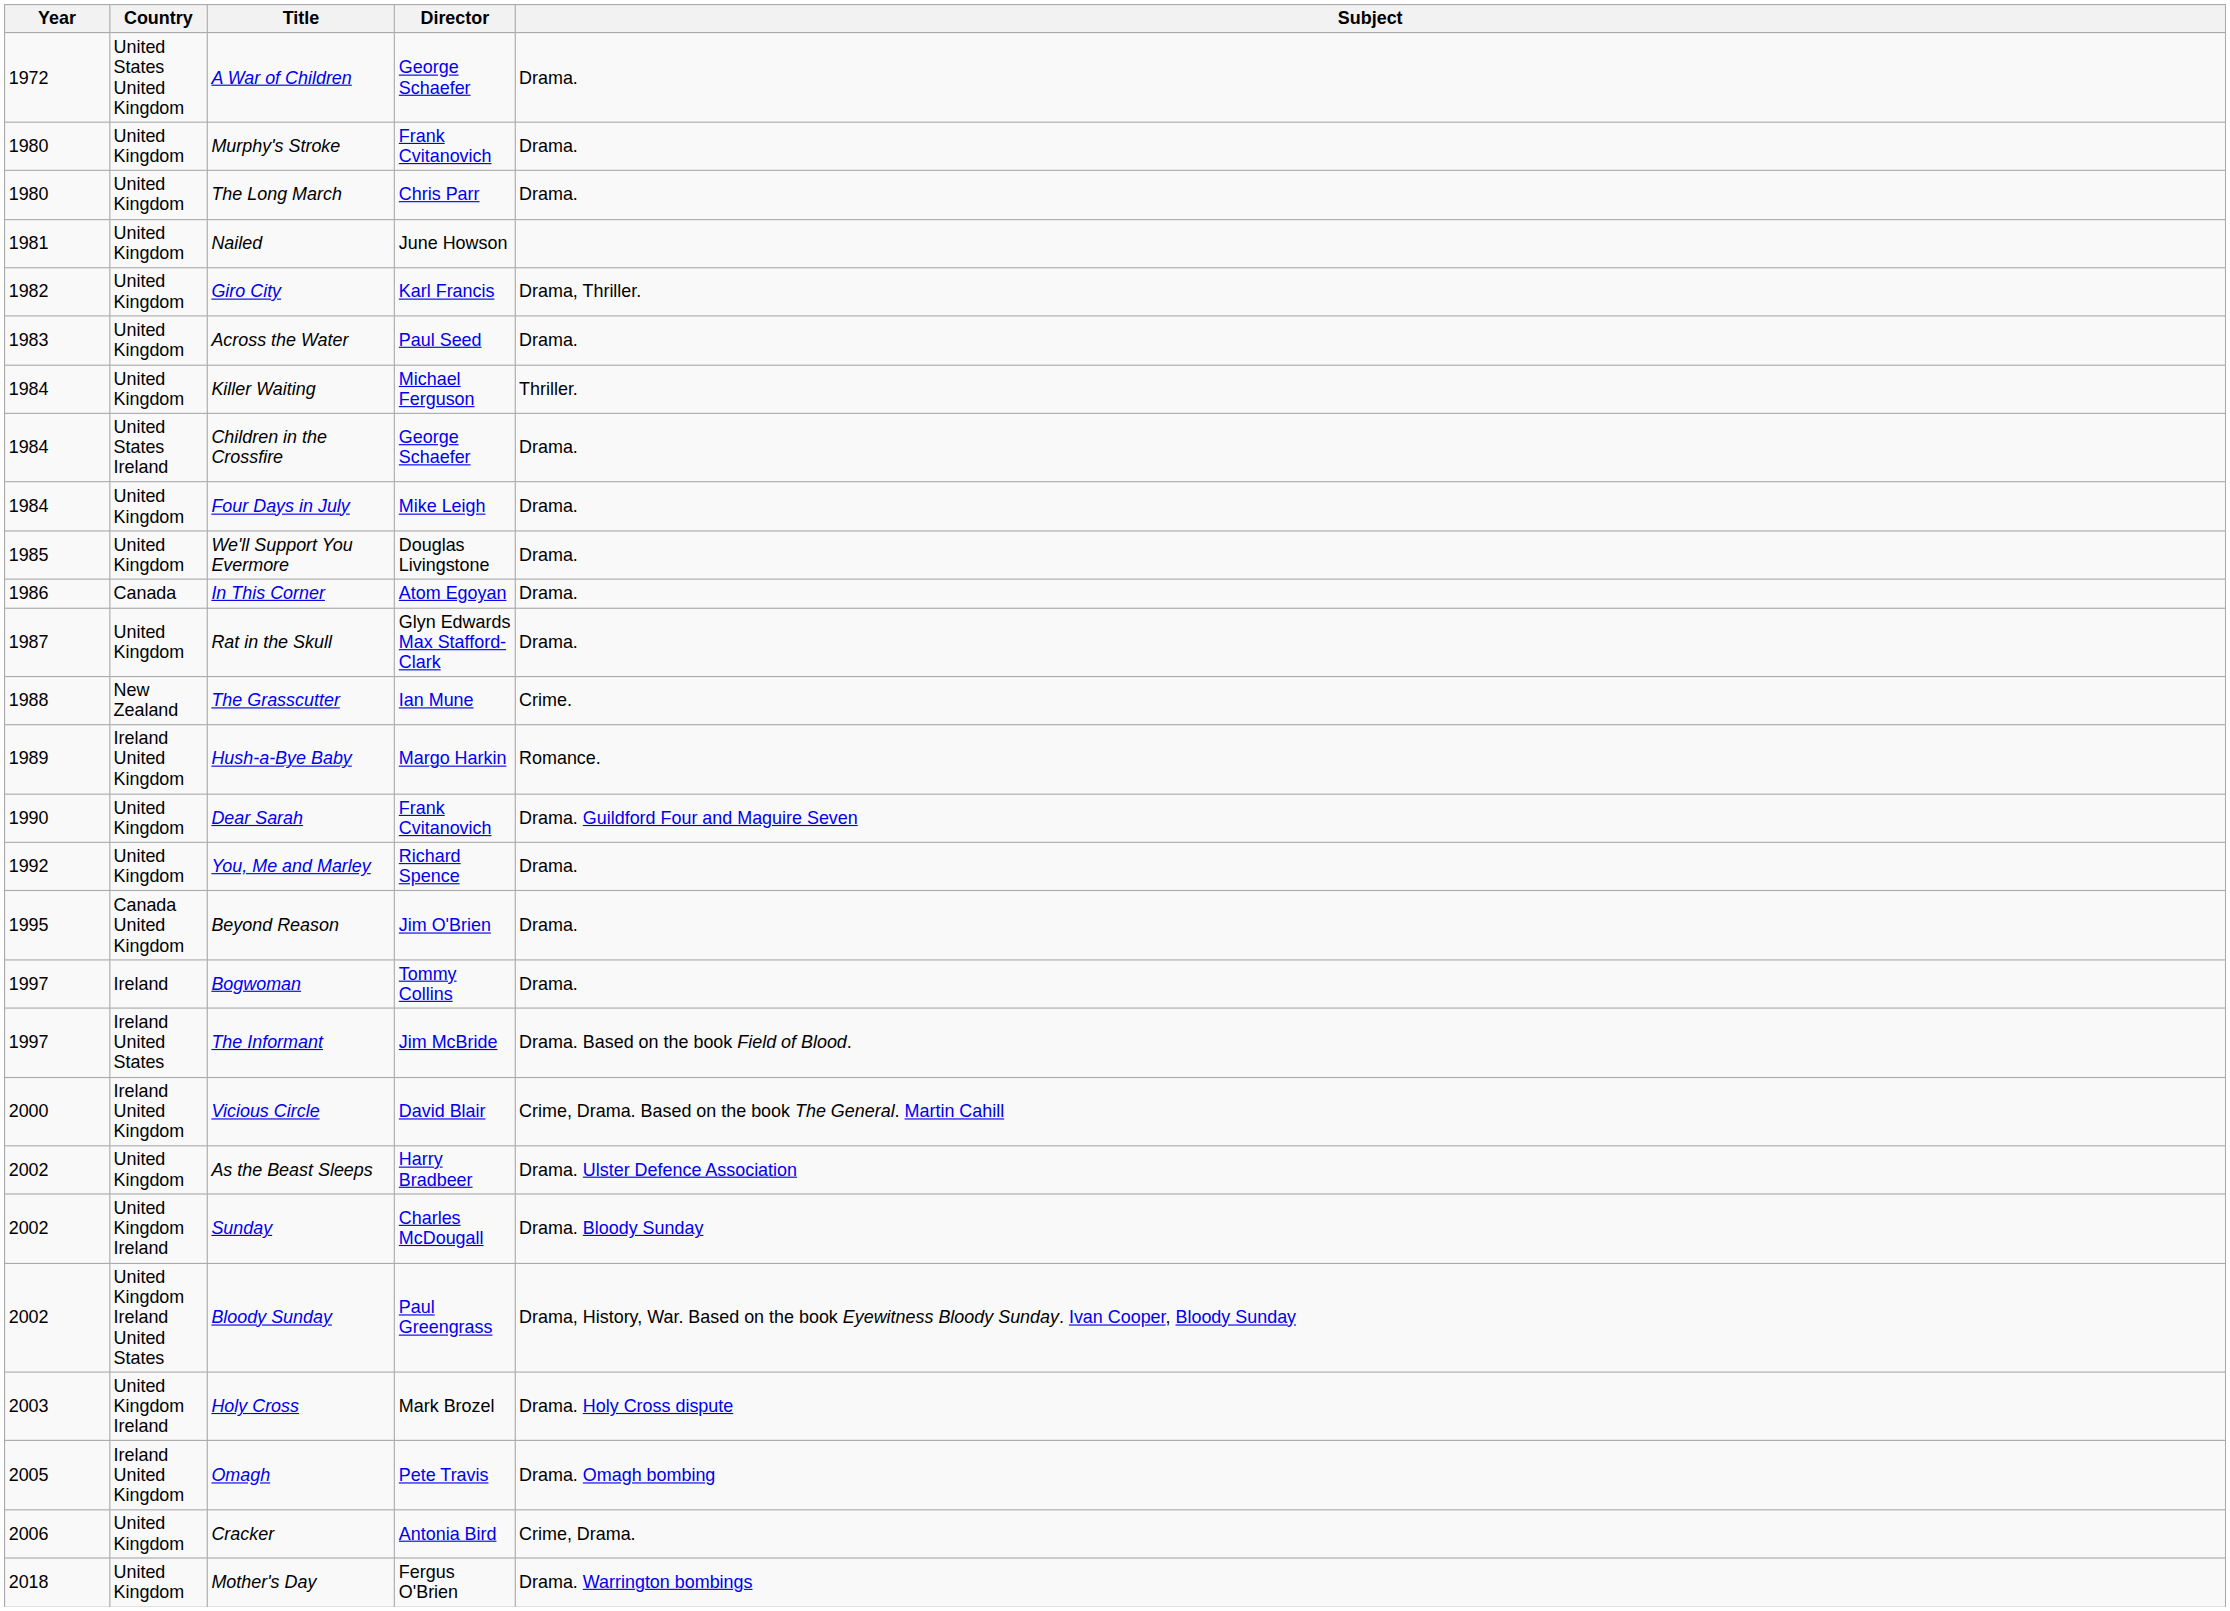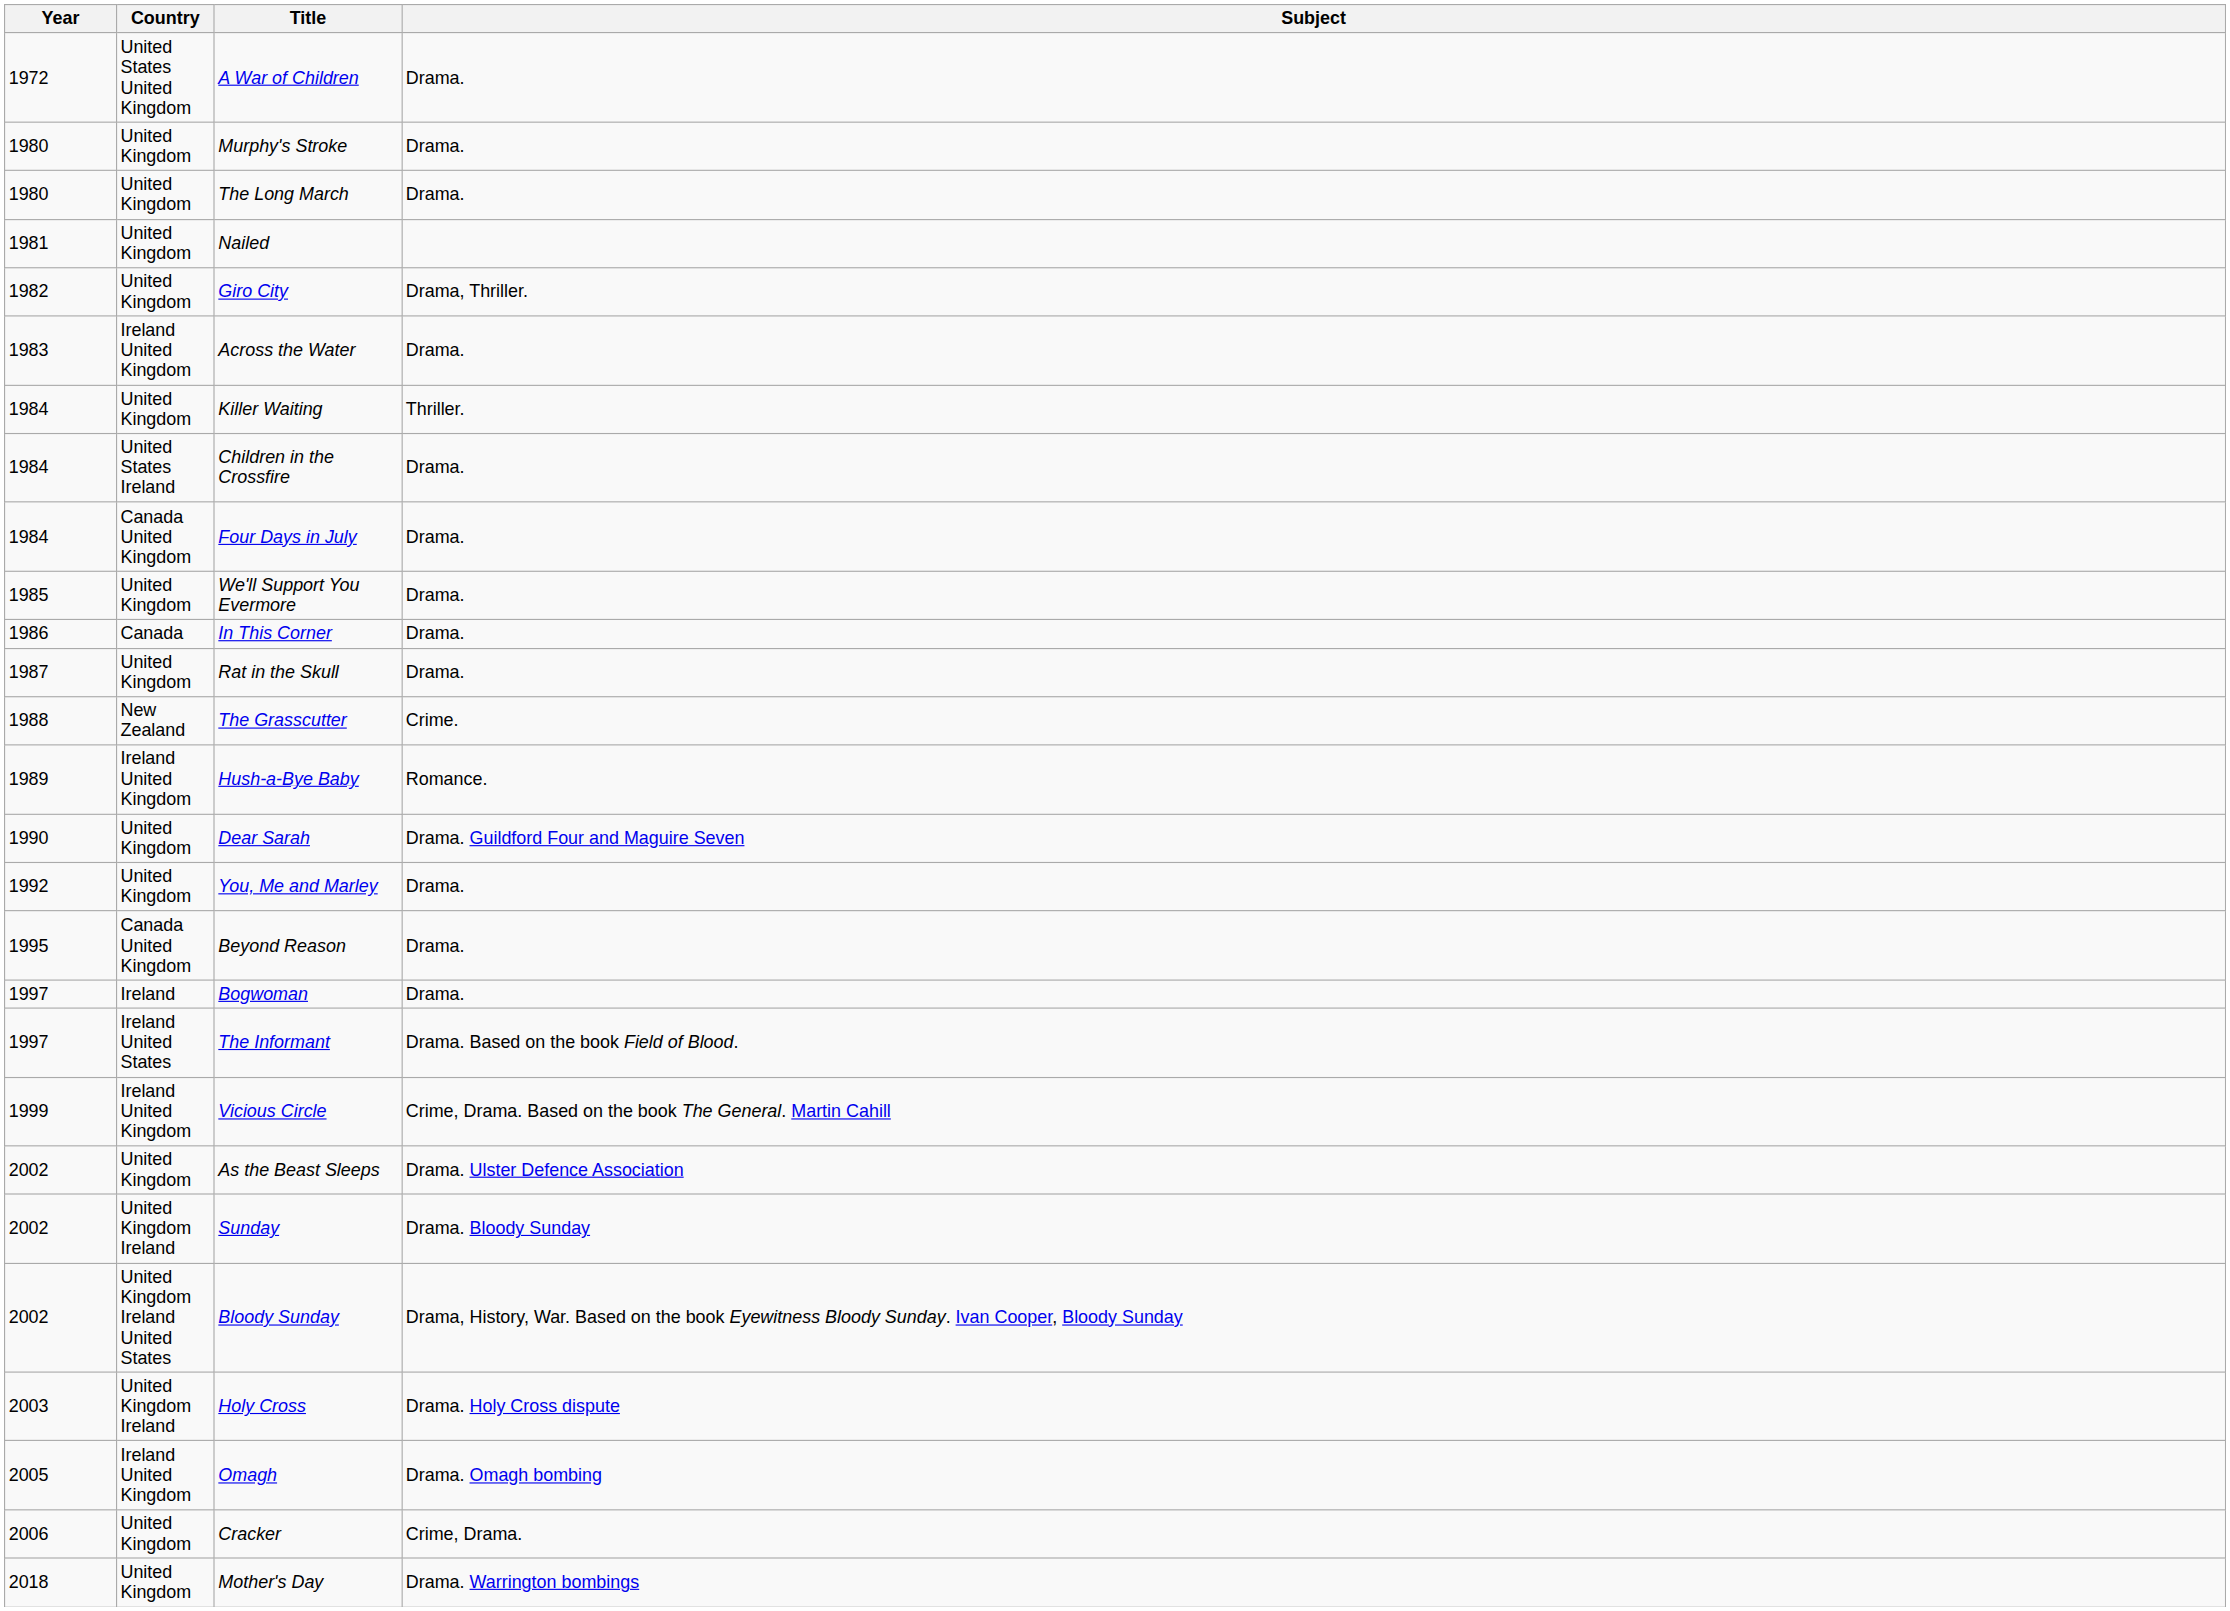- column: (455, 18)
(149, 340) United Kingdom -> (156, 350) Ireland United Kingdom
(149, 506) United Kingdom -> (156, 536) Canada United Kingdom
(29, 1111) 2000 -> (29, 1111) 1999
